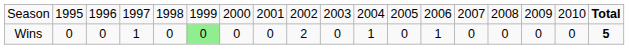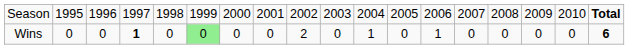(136, 34) normal -> (136, 34) bold
(606, 34) 5 -> (606, 34) 6
